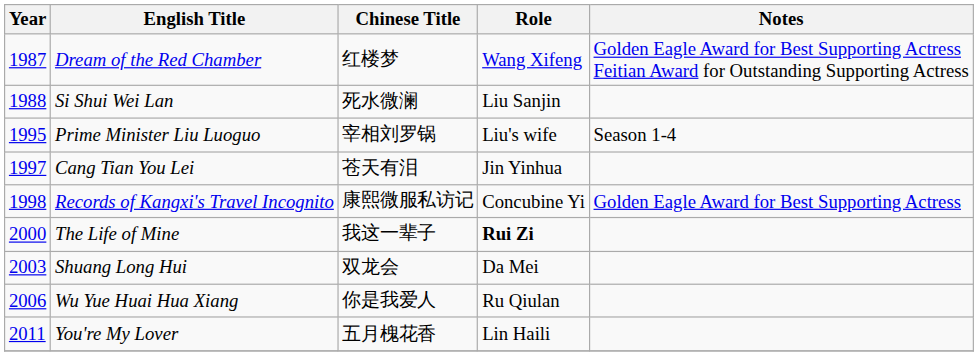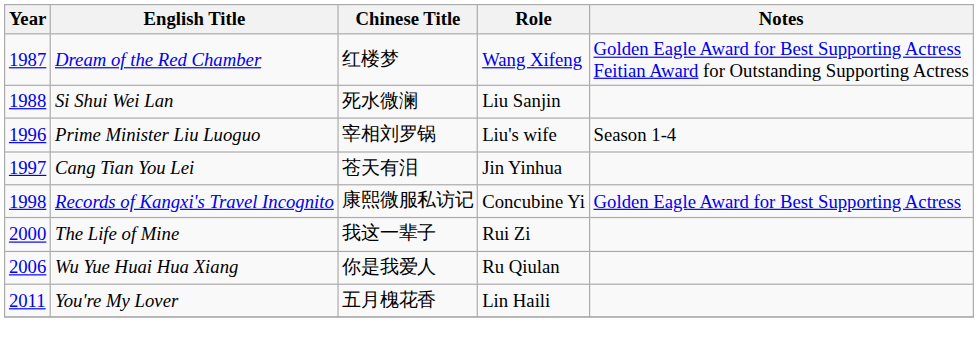(28, 134) 1995 -> (28, 134) 1996
(508, 234) bold -> (506, 234) normal
- row: (121, 267)
